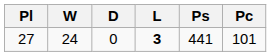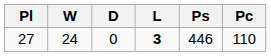(201, 39) 441 -> (201, 39) 446
(244, 39) 101 -> (244, 39) 110
